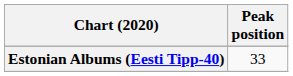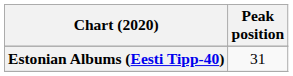(258, 58) 33 -> (258, 58) 31
